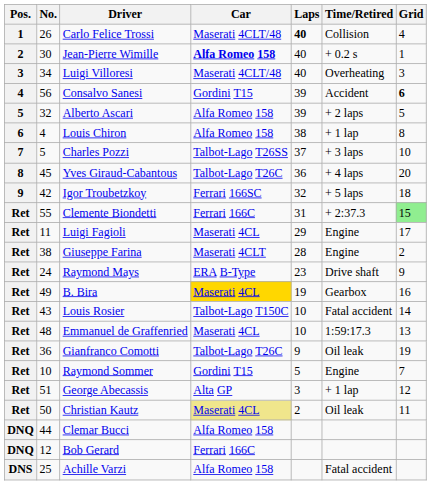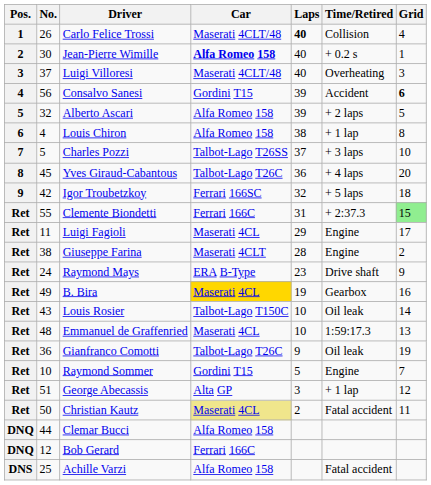(45, 73) 34 -> (45, 73) 37
(359, 311) Fatal accident -> (344, 311) Oil leak
(344, 410) Oil leak -> (359, 410) Fatal accident
